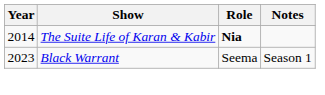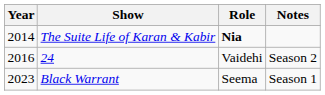+ row: (47, 57)
